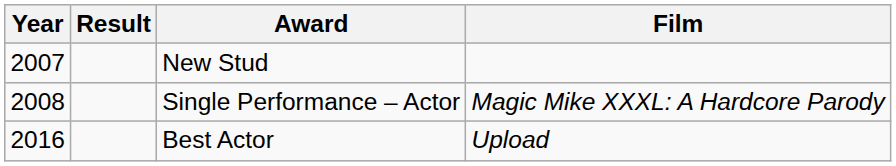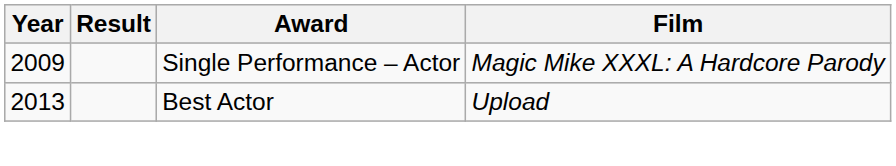- row: (215, 62)
(38, 101) 2008 -> (38, 62) 2009
(38, 140) 2016 -> (38, 101) 2013
